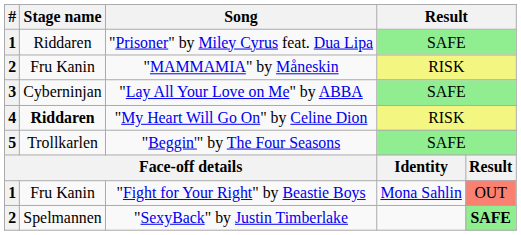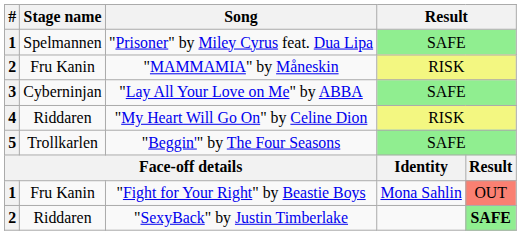(63, 42) Riddaren -> (63, 42) Spelmannen
(63, 117) bold -> (63, 117) normal
(63, 218) Spelmannen -> (63, 218) Riddaren
